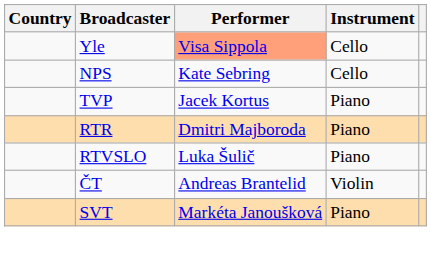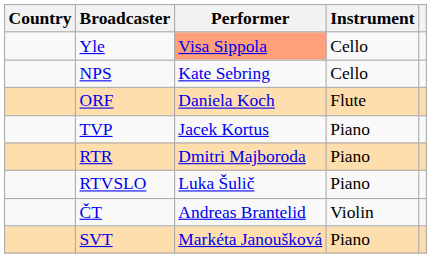+ row: (97, 101)
